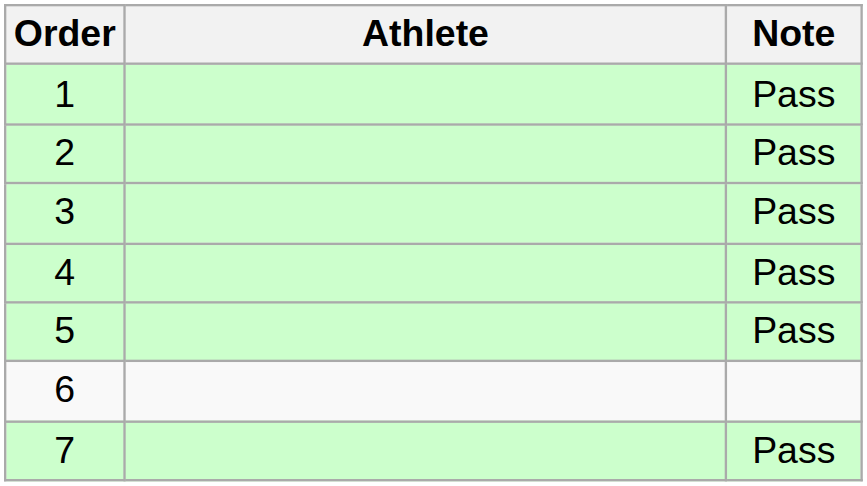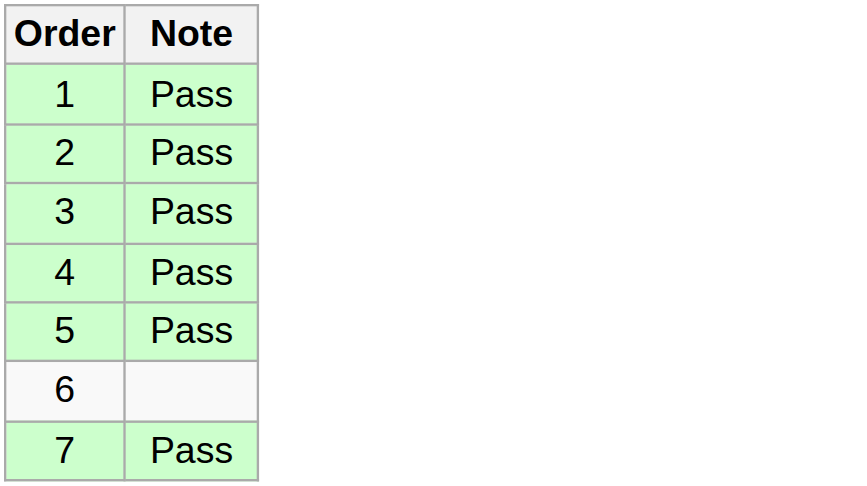- column: (426, 34)
